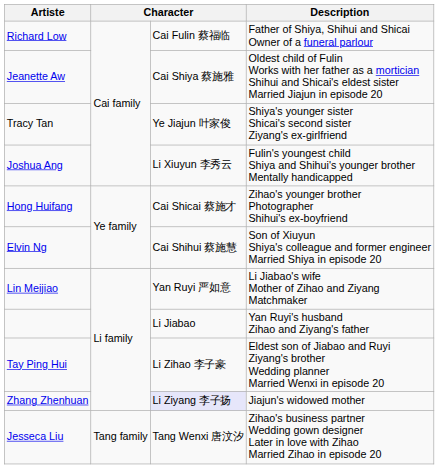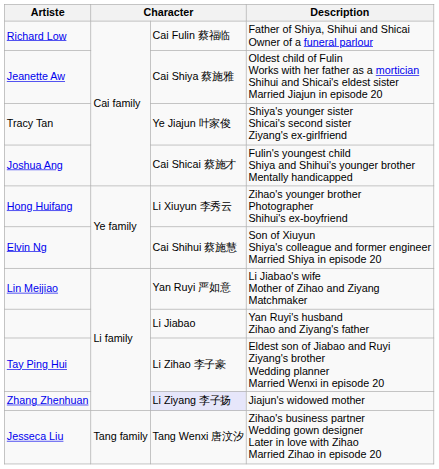(192, 165) Li Xiuyun 李秀云 -> (194, 165) Cai Shicai 蔡施才
(194, 206) Cai Shicai 蔡施才 -> (192, 206) Li Xiuyun 李秀云
